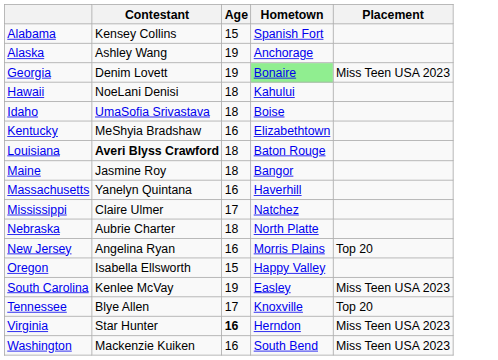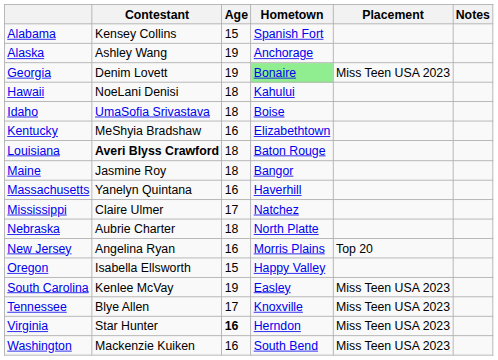+ column: (473, 14)
(354, 307) Top 20 -> (393, 307) Miss Teen USA 2023
